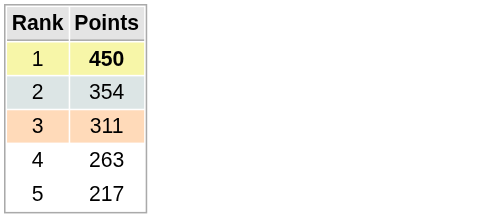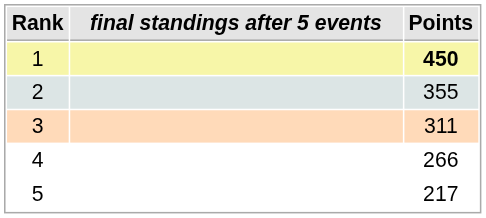+ column: (236, 23)
(107, 93) 354 -> (441, 93) 355
(107, 160) 263 -> (441, 160) 266
